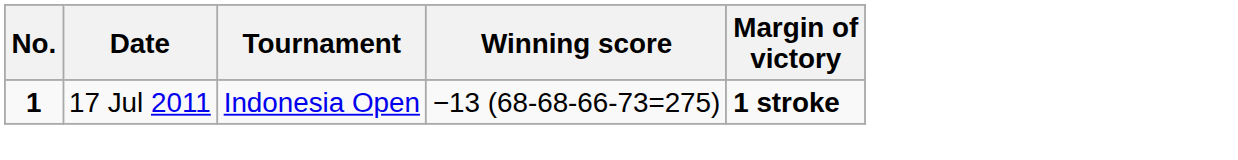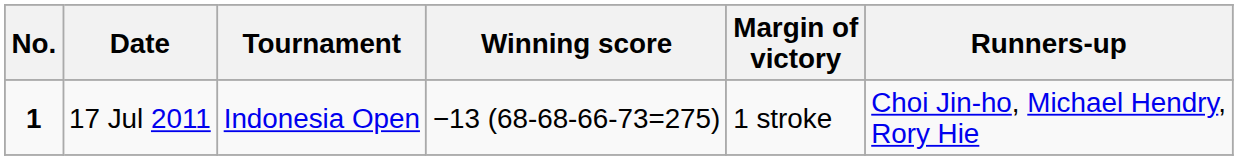+ column: (1049, 43)
(787, 102) bold -> (783, 118) normal
